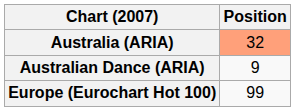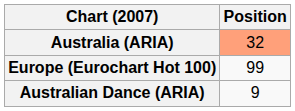rows swapped: (112, 67) <-> (112, 93)
